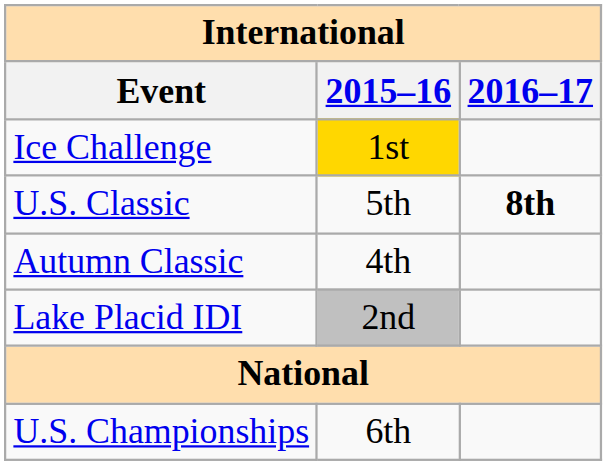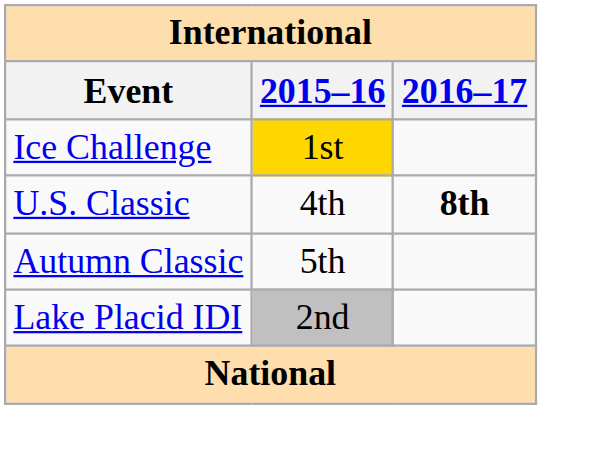(388, 203) 5th -> (323, 203) 4th
(388, 260) 4th -> (323, 260) 5th
- row: (161, 430)
